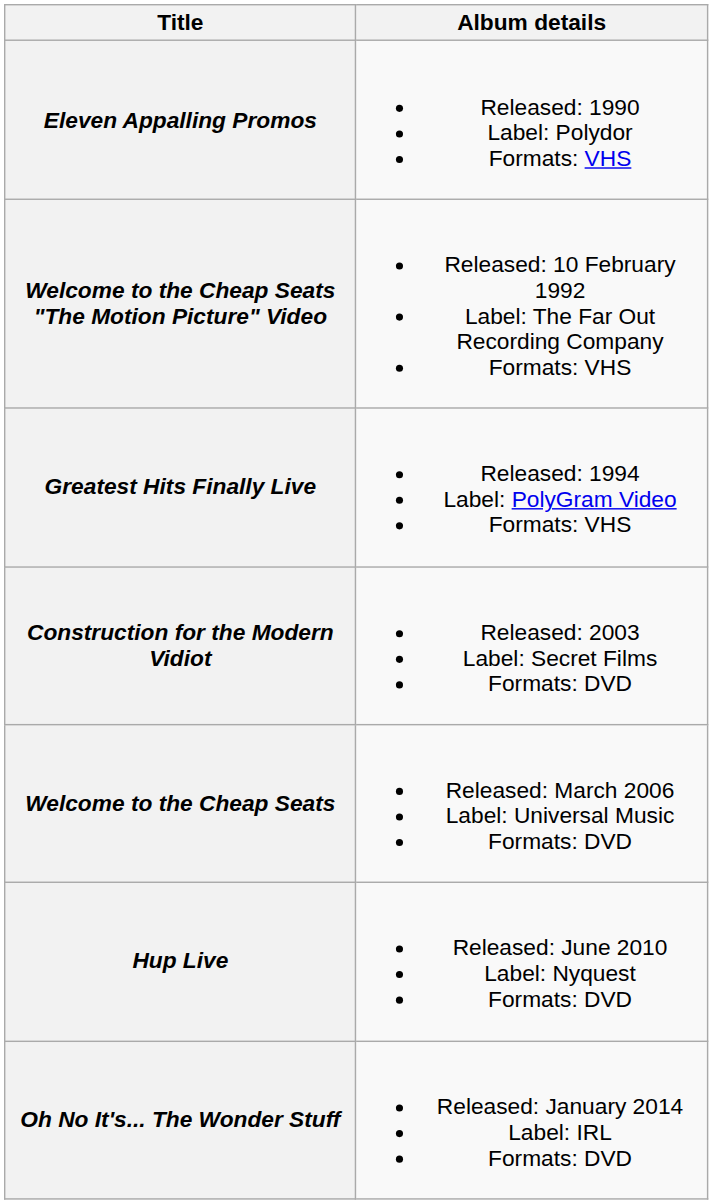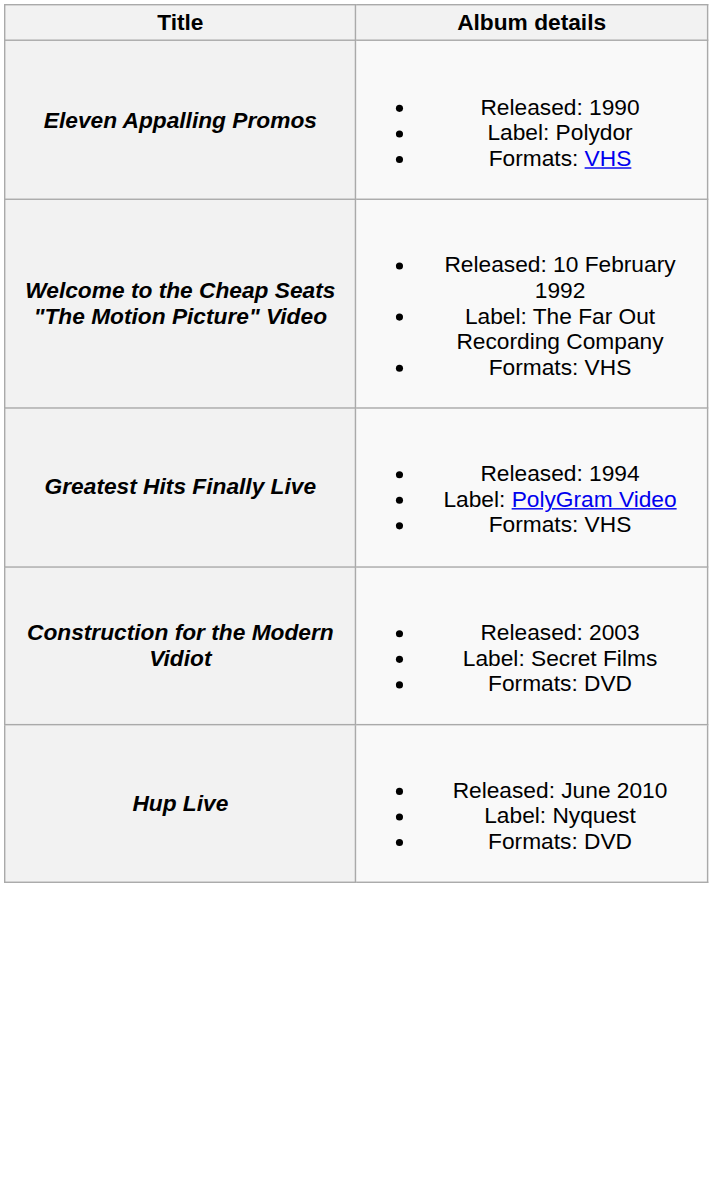- row: (180, 803)
- row: (180, 1119)
